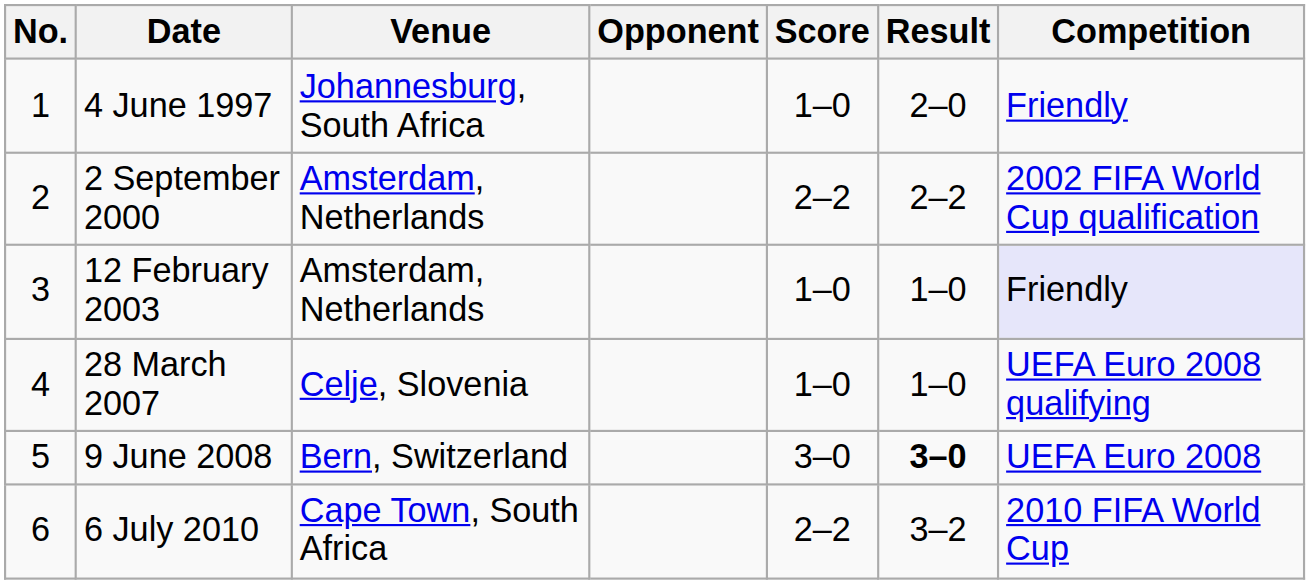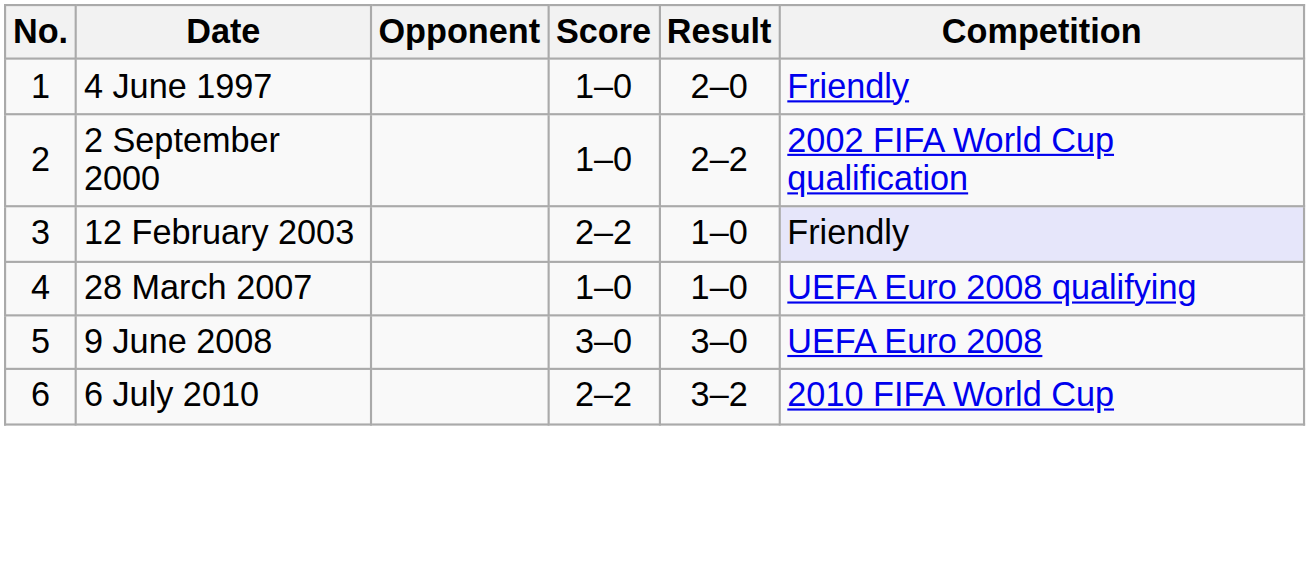- column: (441, 31)
(822, 198) 2–2 -> (603, 159) 1–0
(822, 290) 1–0 -> (603, 233) 2–2
(938, 457) bold -> (719, 341) normal
